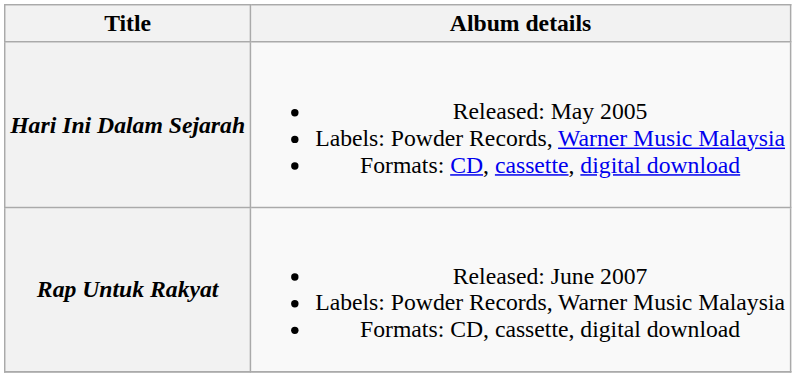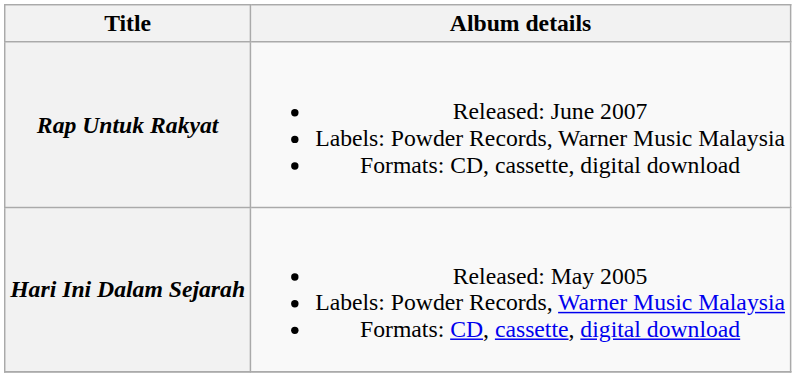rows swapped: (128, 124) <-> (128, 289)
